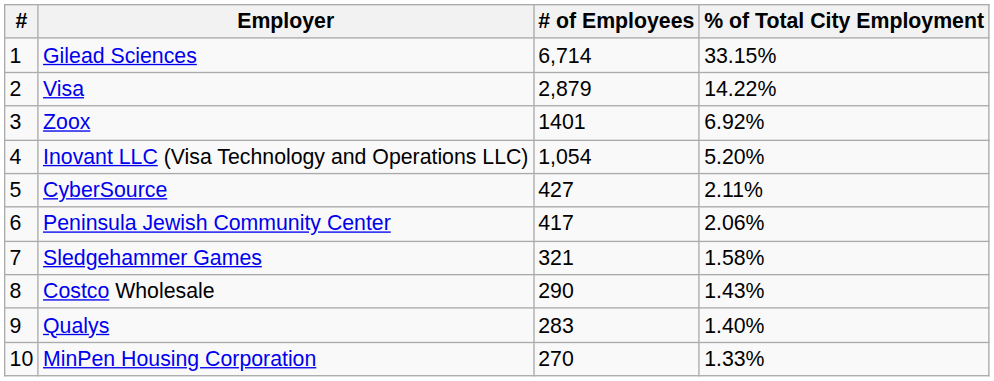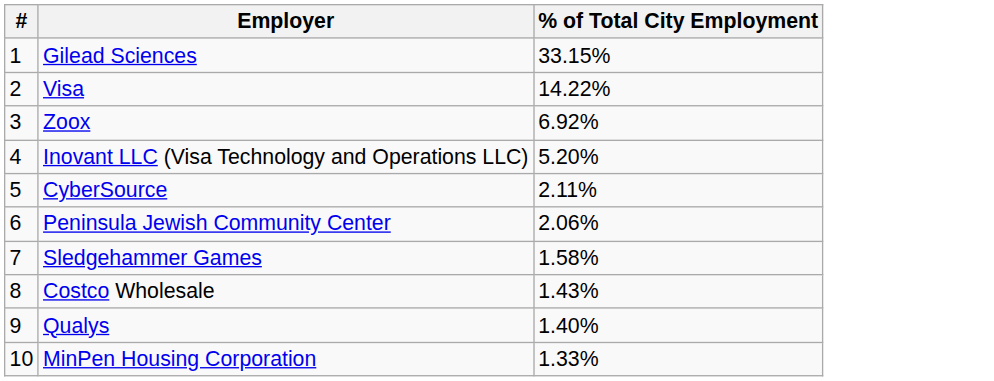- column: (616, 21)
